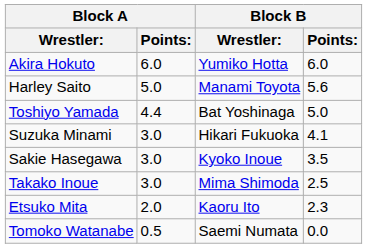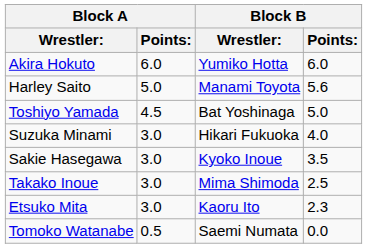(151, 111) 4.4 -> (151, 111) 4.5
(318, 135) 4.1 -> (318, 135) 4.0
(151, 207) 2.0 -> (151, 207) 3.0
